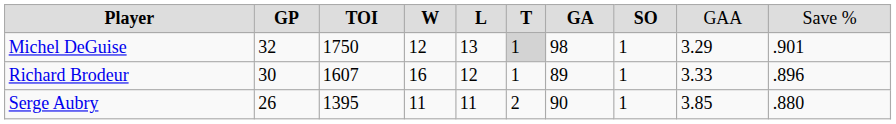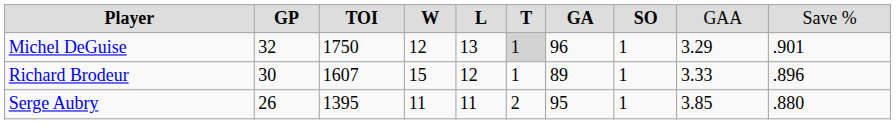(559, 47) 98 -> (559, 47) 96
(418, 75) 16 -> (418, 75) 15
(559, 103) 90 -> (559, 103) 95
